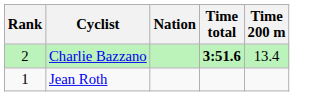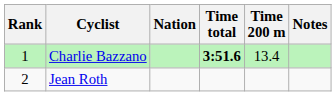+ column: (310, 24)
(25, 56) 2 -> (25, 56) 1
(25, 79) 1 -> (25, 79) 2
